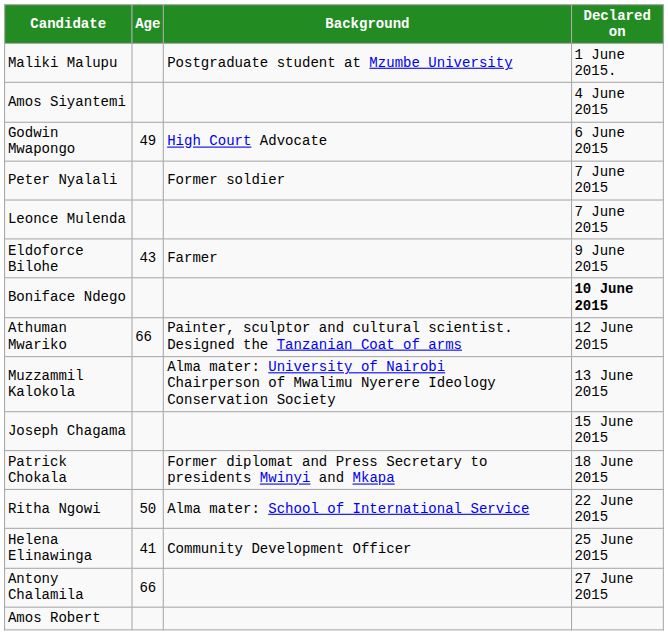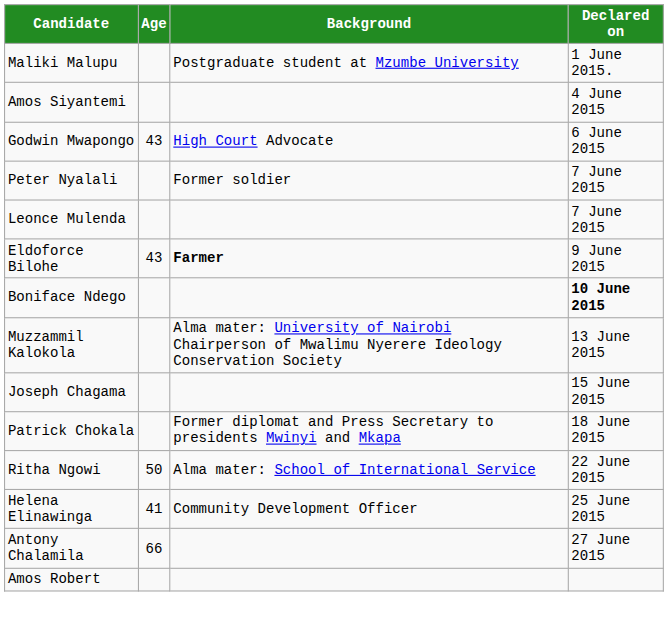(148, 141) 49 -> (154, 141) 43
(192, 259) normal -> (199, 259) bold
- row: (37, 337)
